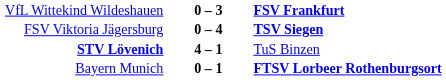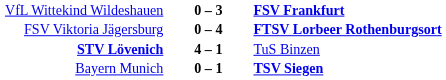(288, 29) TSV Siegen -> (348, 29) FTSV Lorbeer Rothenburgsort
(348, 69) FTSV Lorbeer Rothenburgsort -> (288, 69) TSV Siegen
